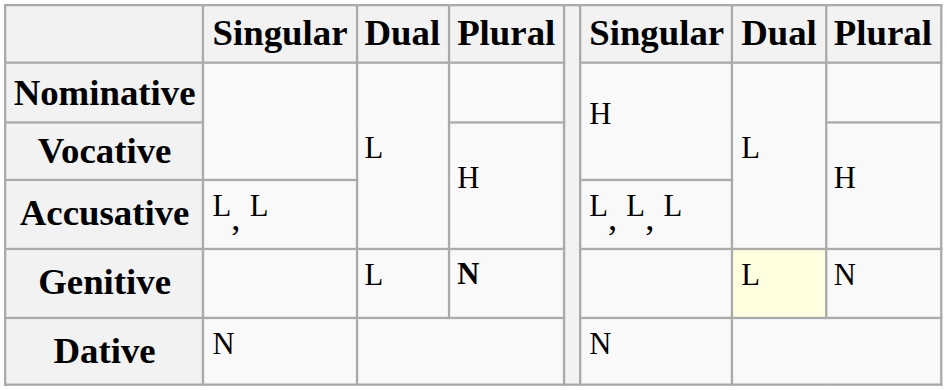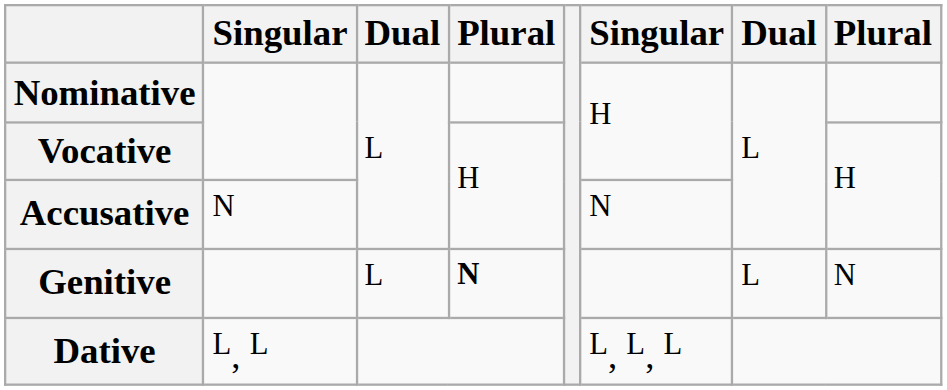(241, 213) L, L -> (224, 206) N
(636, 213) L, L, L -> (600, 206) N
(751, 274) lightyellow background -> (751, 274) no background
(224, 343) N -> (241, 350) L, L
(600, 343) N -> (636, 350) L, L, L
